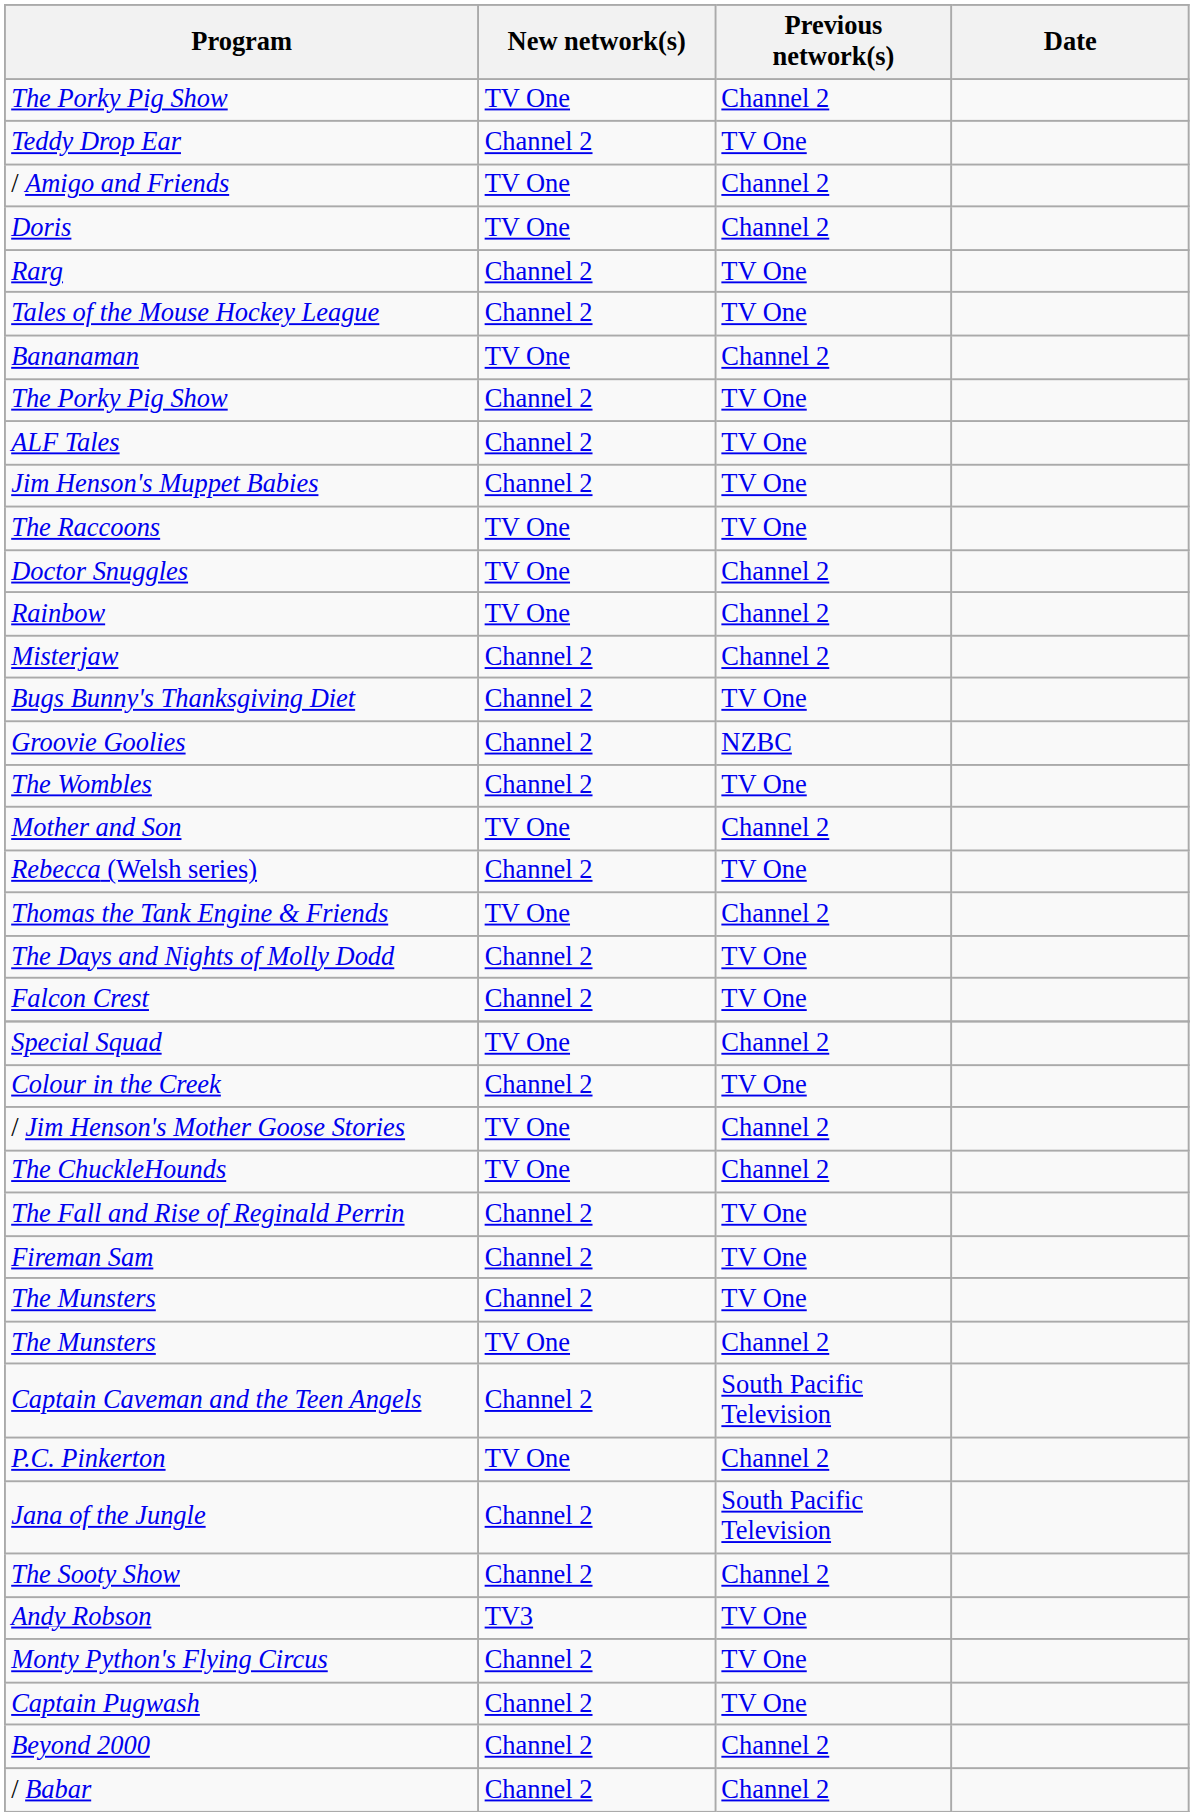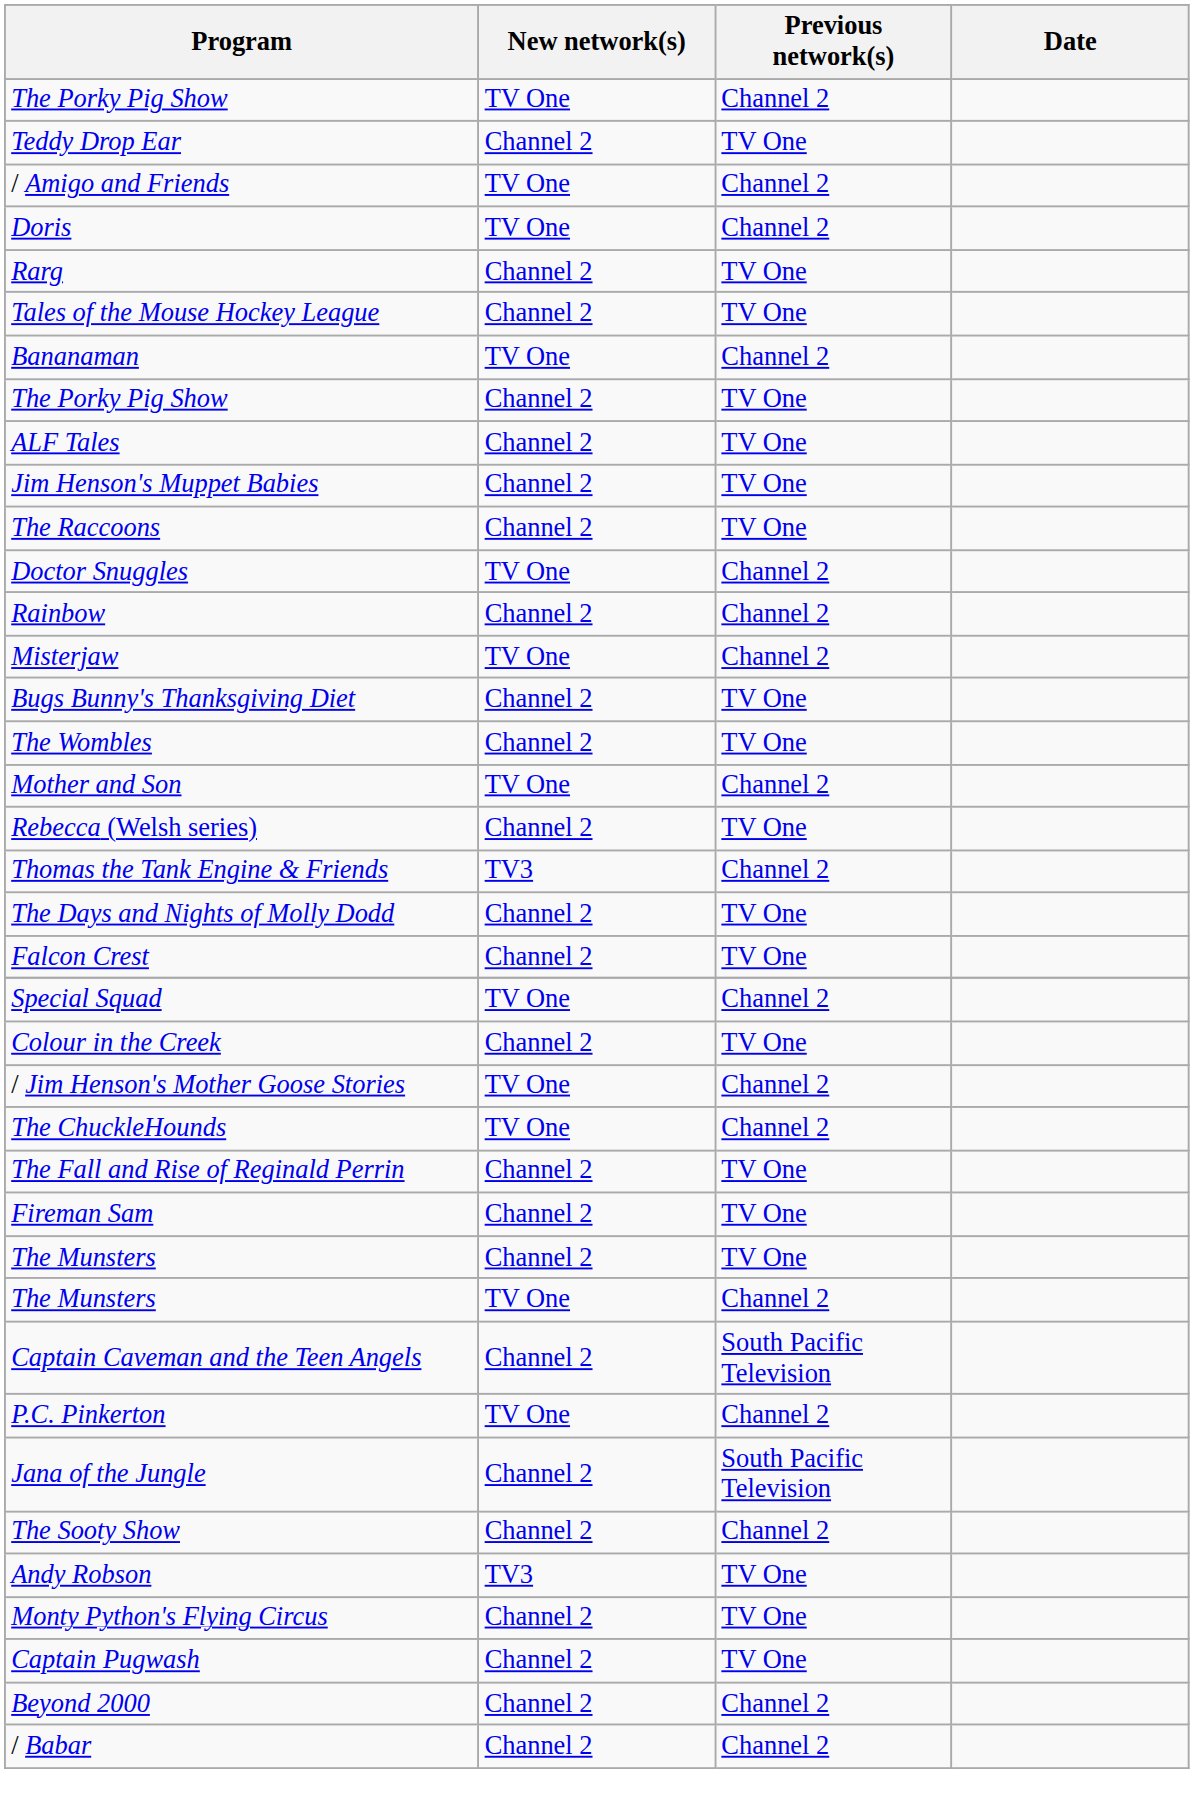(527, 527) TV One -> (539, 527) Channel 2
(527, 613) TV One -> (539, 613) Channel 2
(539, 656) Channel 2 -> (527, 656) TV One
- row: (98, 742)
(527, 913) TV One -> (509, 870) TV3
